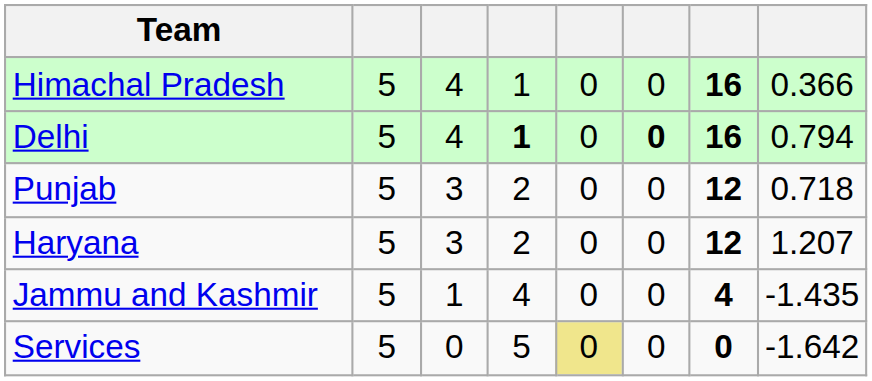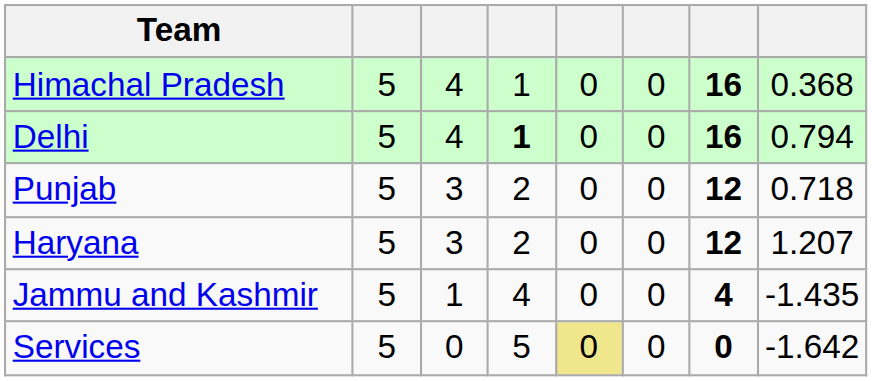(812, 83) 0.366 -> (812, 83) 0.368
(656, 136) bold -> (656, 136) normal
